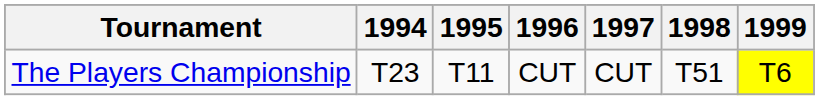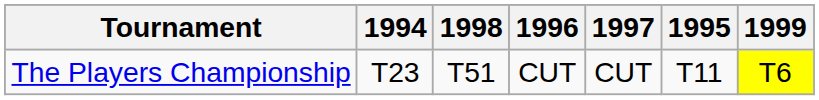columns swapped: (471, 27) <-> (699, 27)
